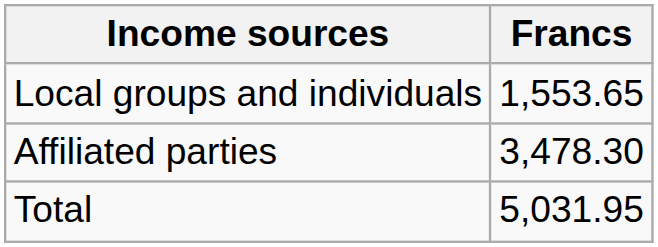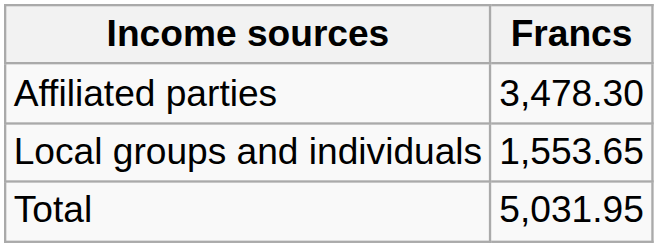rows swapped: (145, 151) <-> (248, 92)
